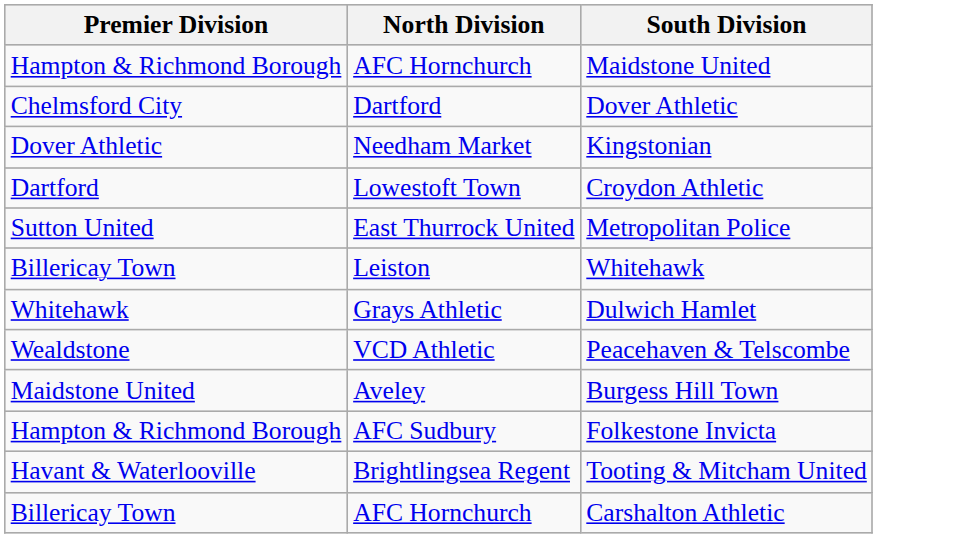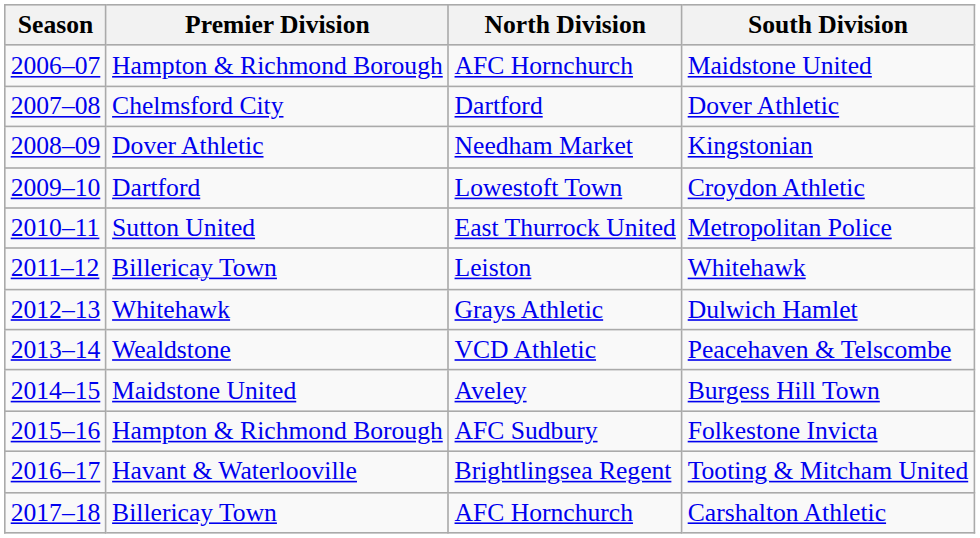+ column: (56, 24)
